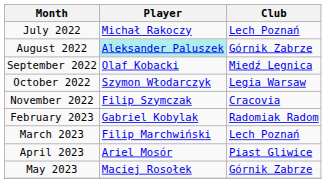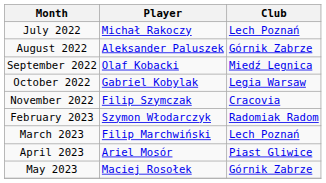(163, 48) paleturquoise background -> (163, 48) no background
(156, 83) Szymon Włodarczyk -> (150, 83) Gabriel Kobylak
(150, 117) Gabriel Kobylak -> (156, 117) Szymon Włodarczyk
